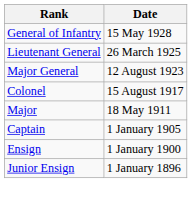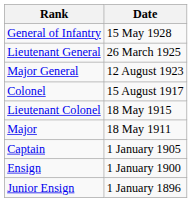+ row: (54, 110)
